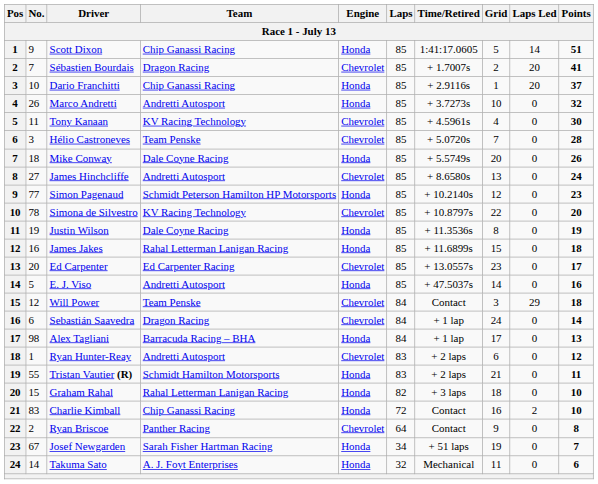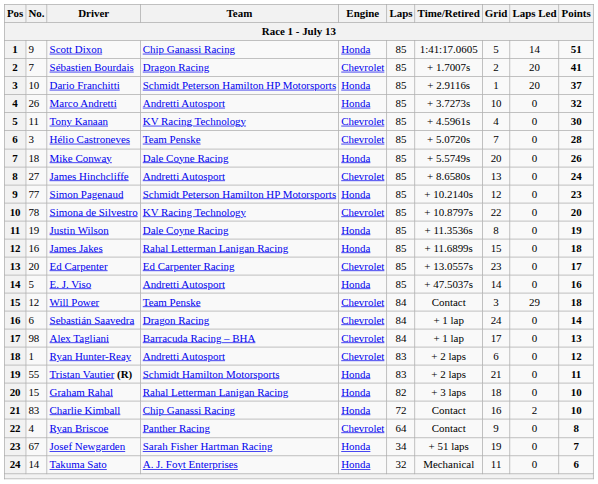(189, 85) Chip Ganassi Racing -> (239, 85) Schmidt Peterson Hamilton HP Motorsports
(356, 338) Honda -> (363, 338) Chevrolet
(31, 428) 2 -> (31, 428) 4
